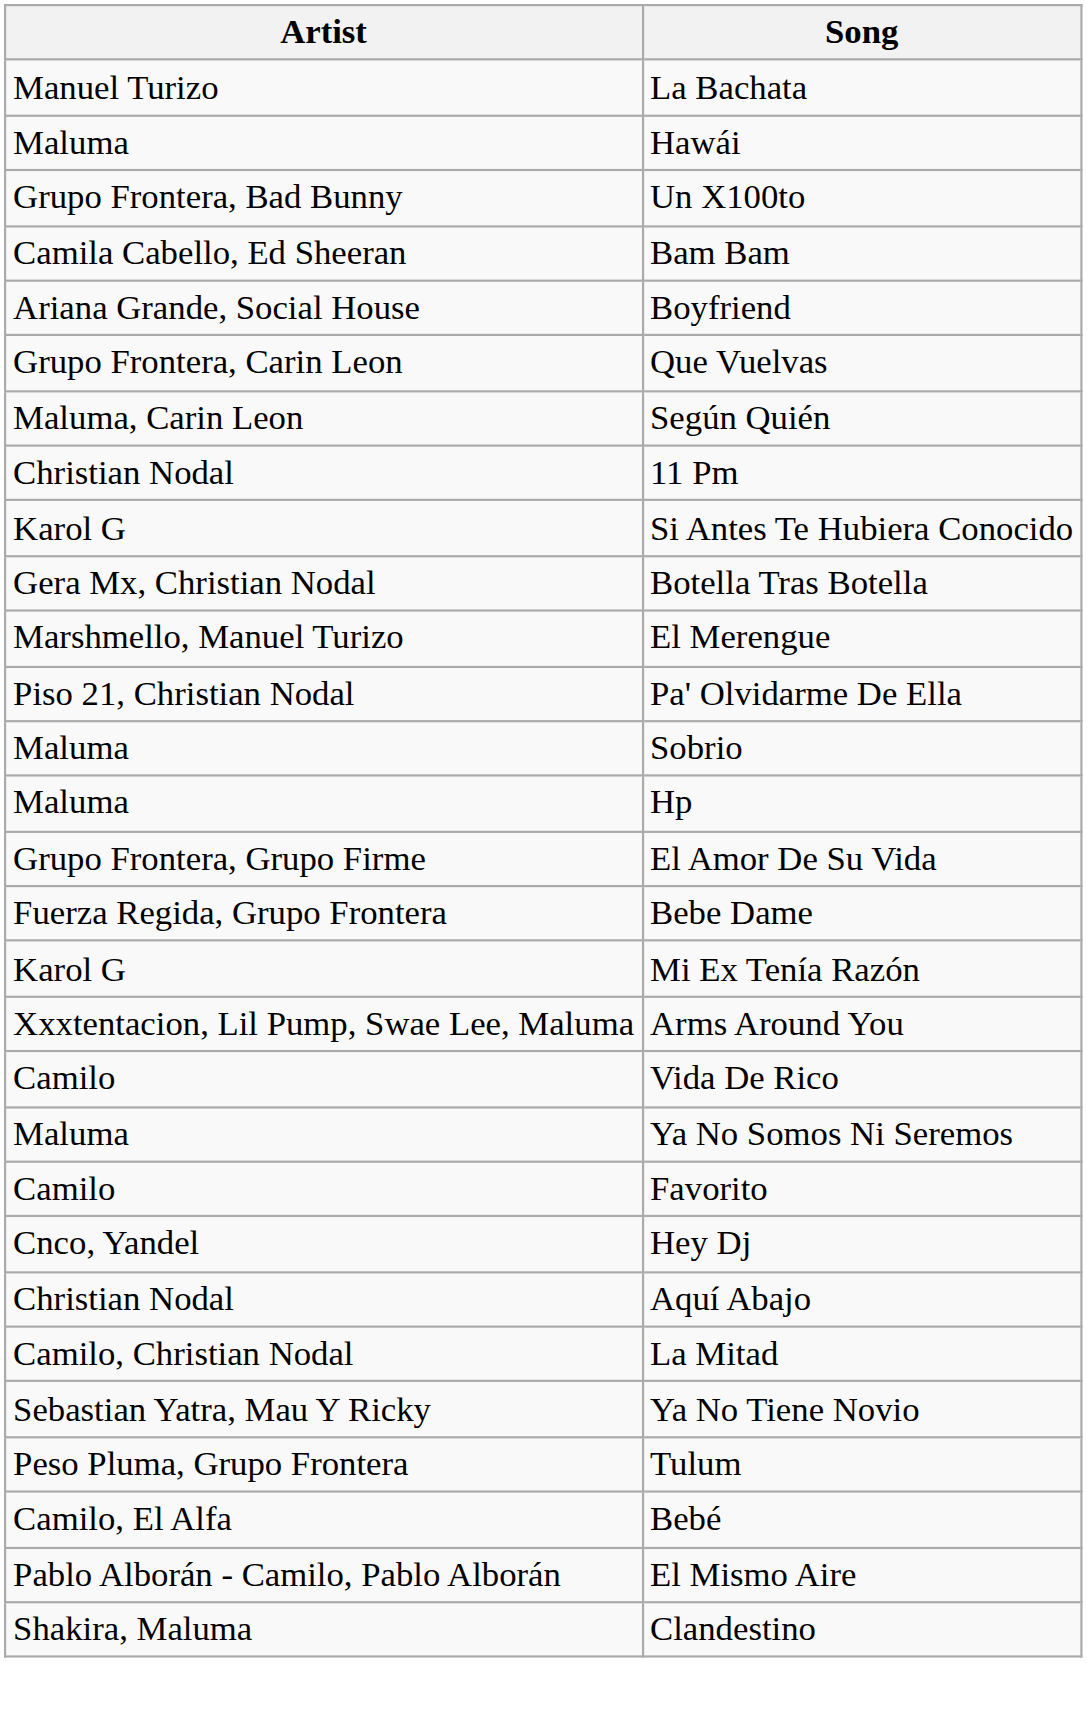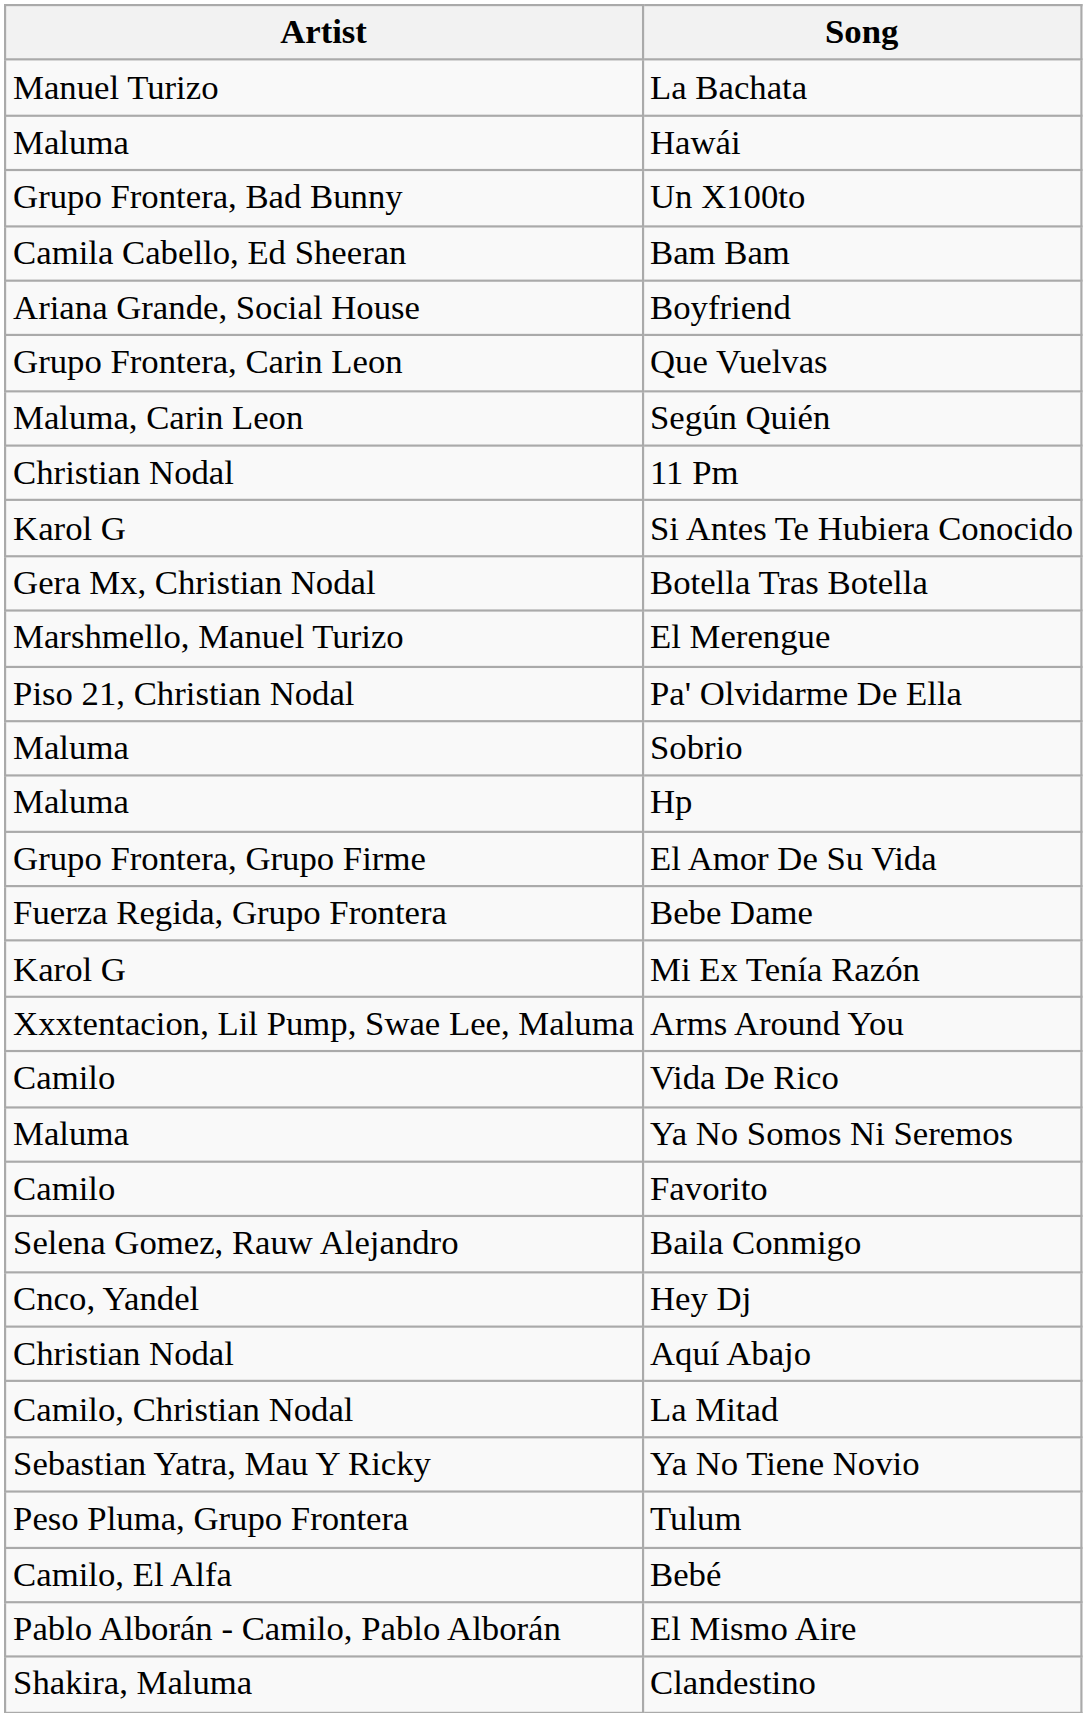+ row: (756, 1243)
